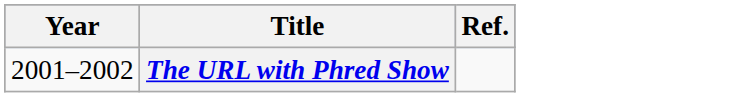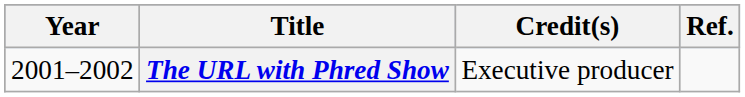+ column: (567, 26)
